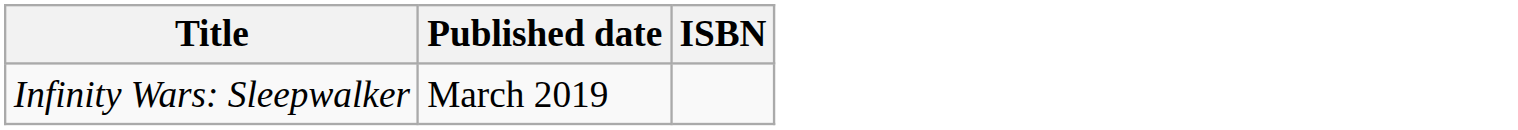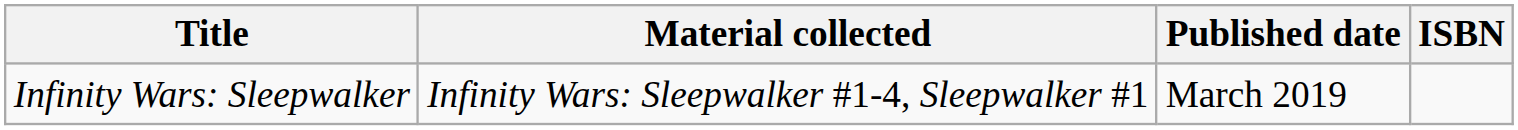+ column: (788, 34)
